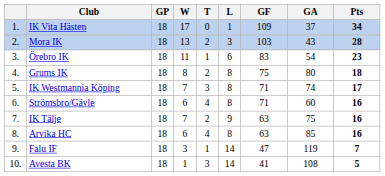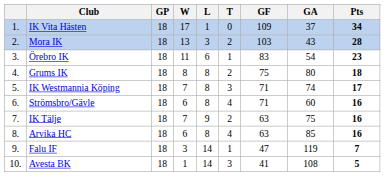columns swapped: (207, 12) <-> (230, 12)
